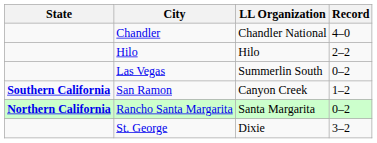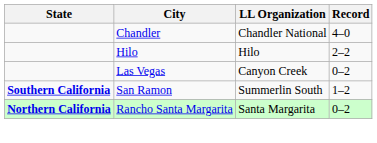(280, 71) Summerlin South -> (273, 71) Canyon Creek
(273, 90) Canyon Creek -> (280, 90) Summerlin South
- row: (142, 128)
